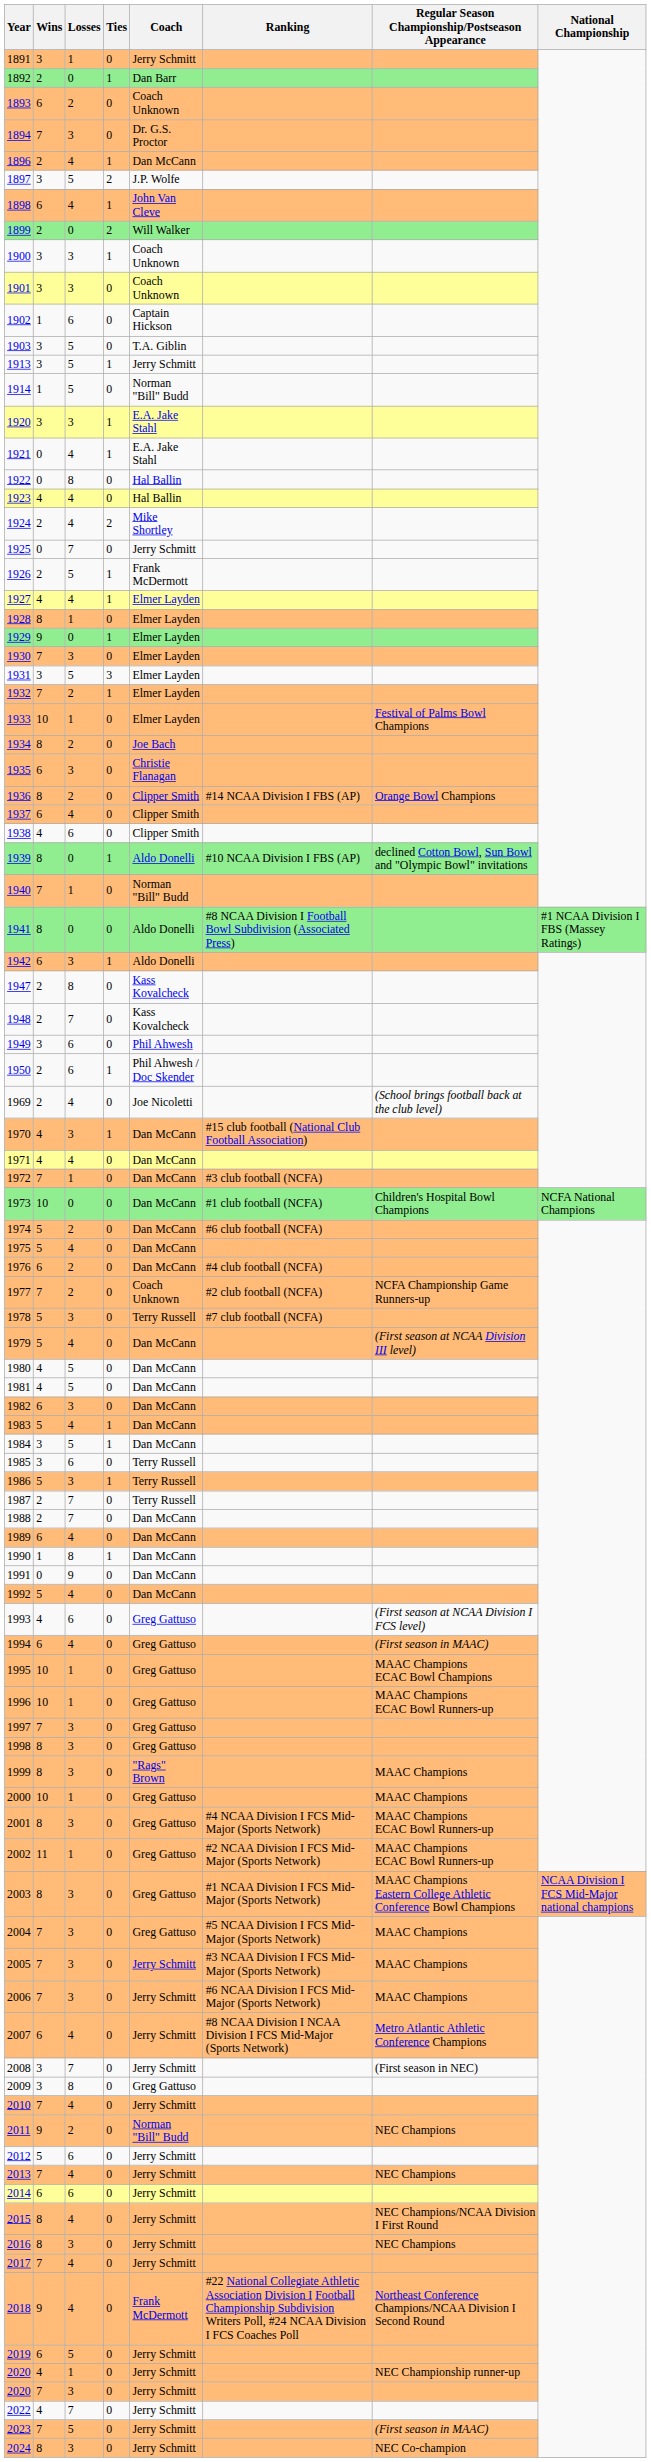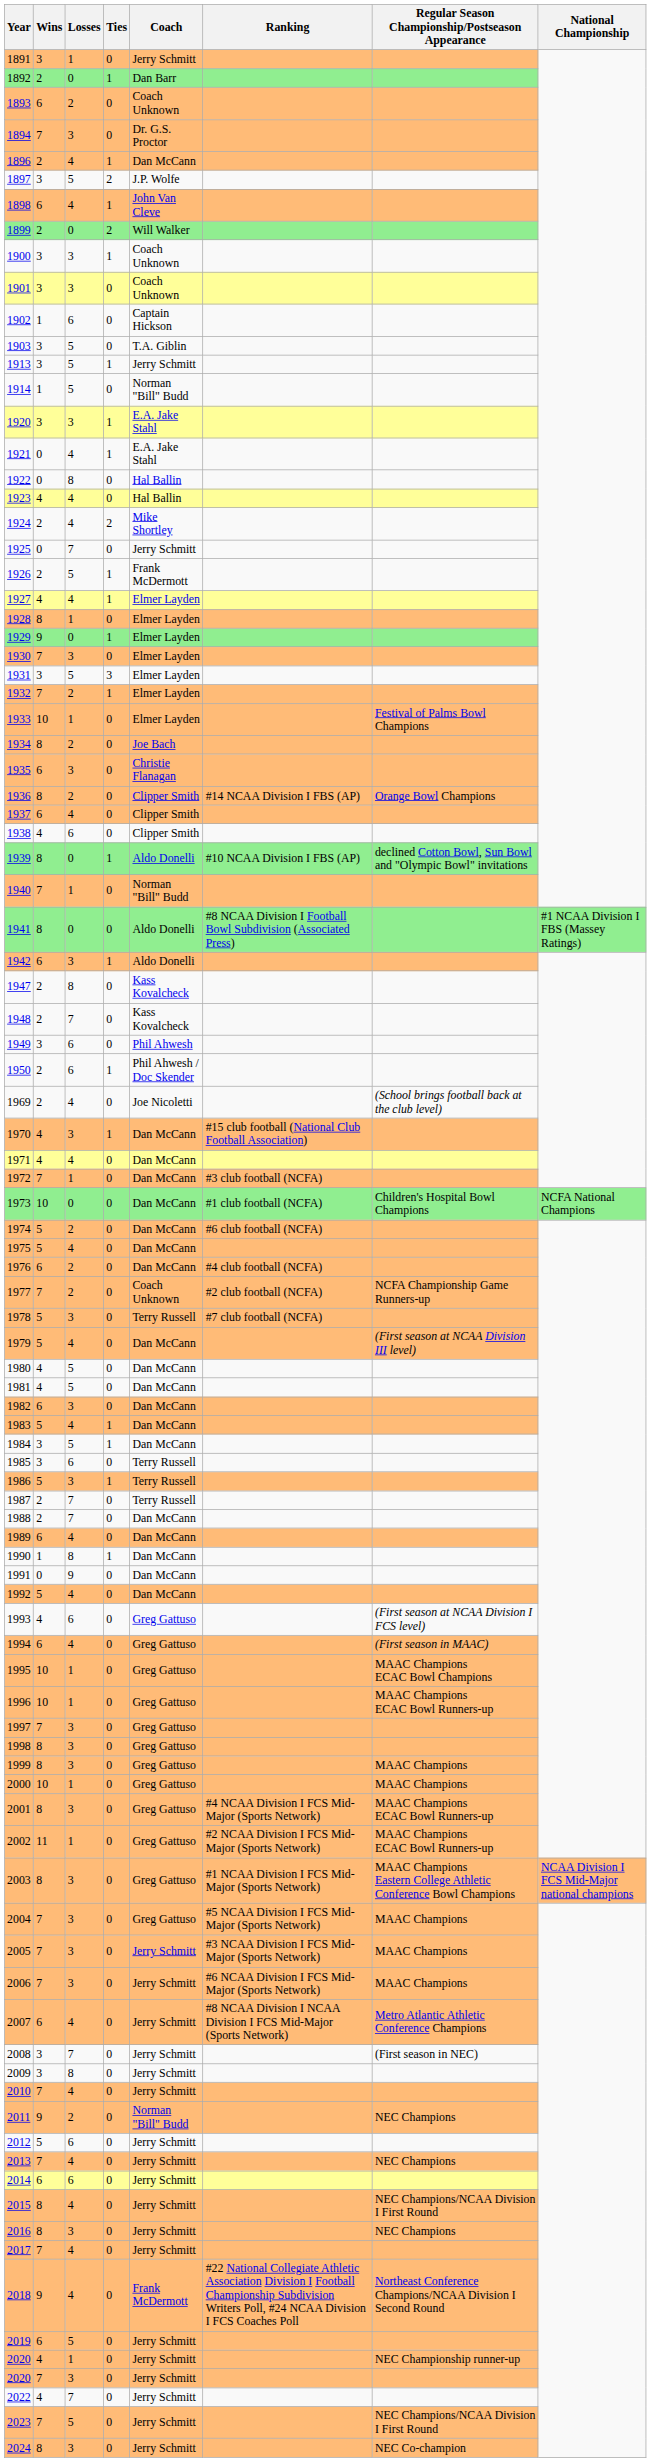(149, 1772) "Rags" Brown -> (164, 1765) Greg Gattuso
(164, 2086) Greg Gattuso -> (164, 2073) Jerry Schmitt
(432, 2429) (First season in MAAC) -> (455, 2422) NEC Champions/NCAA Division I First Round
